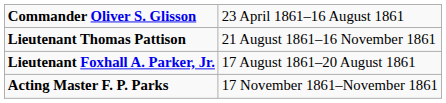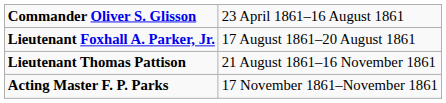rows swapped: (111, 62) <-> (97, 39)
